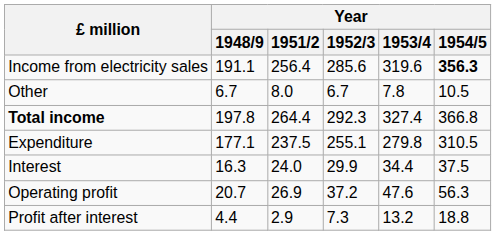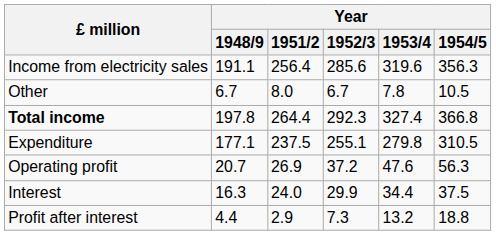(458, 67) bold -> (458, 67) normal
rows swapped: (63, 192) <-> (35, 167)
